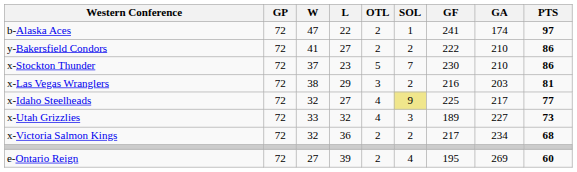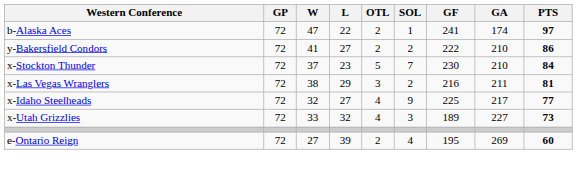(548, 65) 86 -> (548, 65) 84
(499, 83) 203 -> (499, 83) 211
(410, 100) khaki background -> (410, 100) no background
- row: (62, 135)
